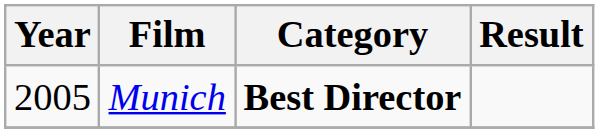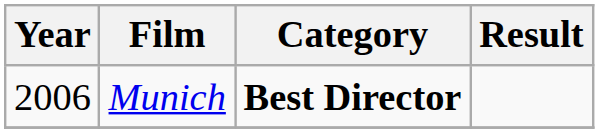(52, 95) 2005 -> (52, 95) 2006
